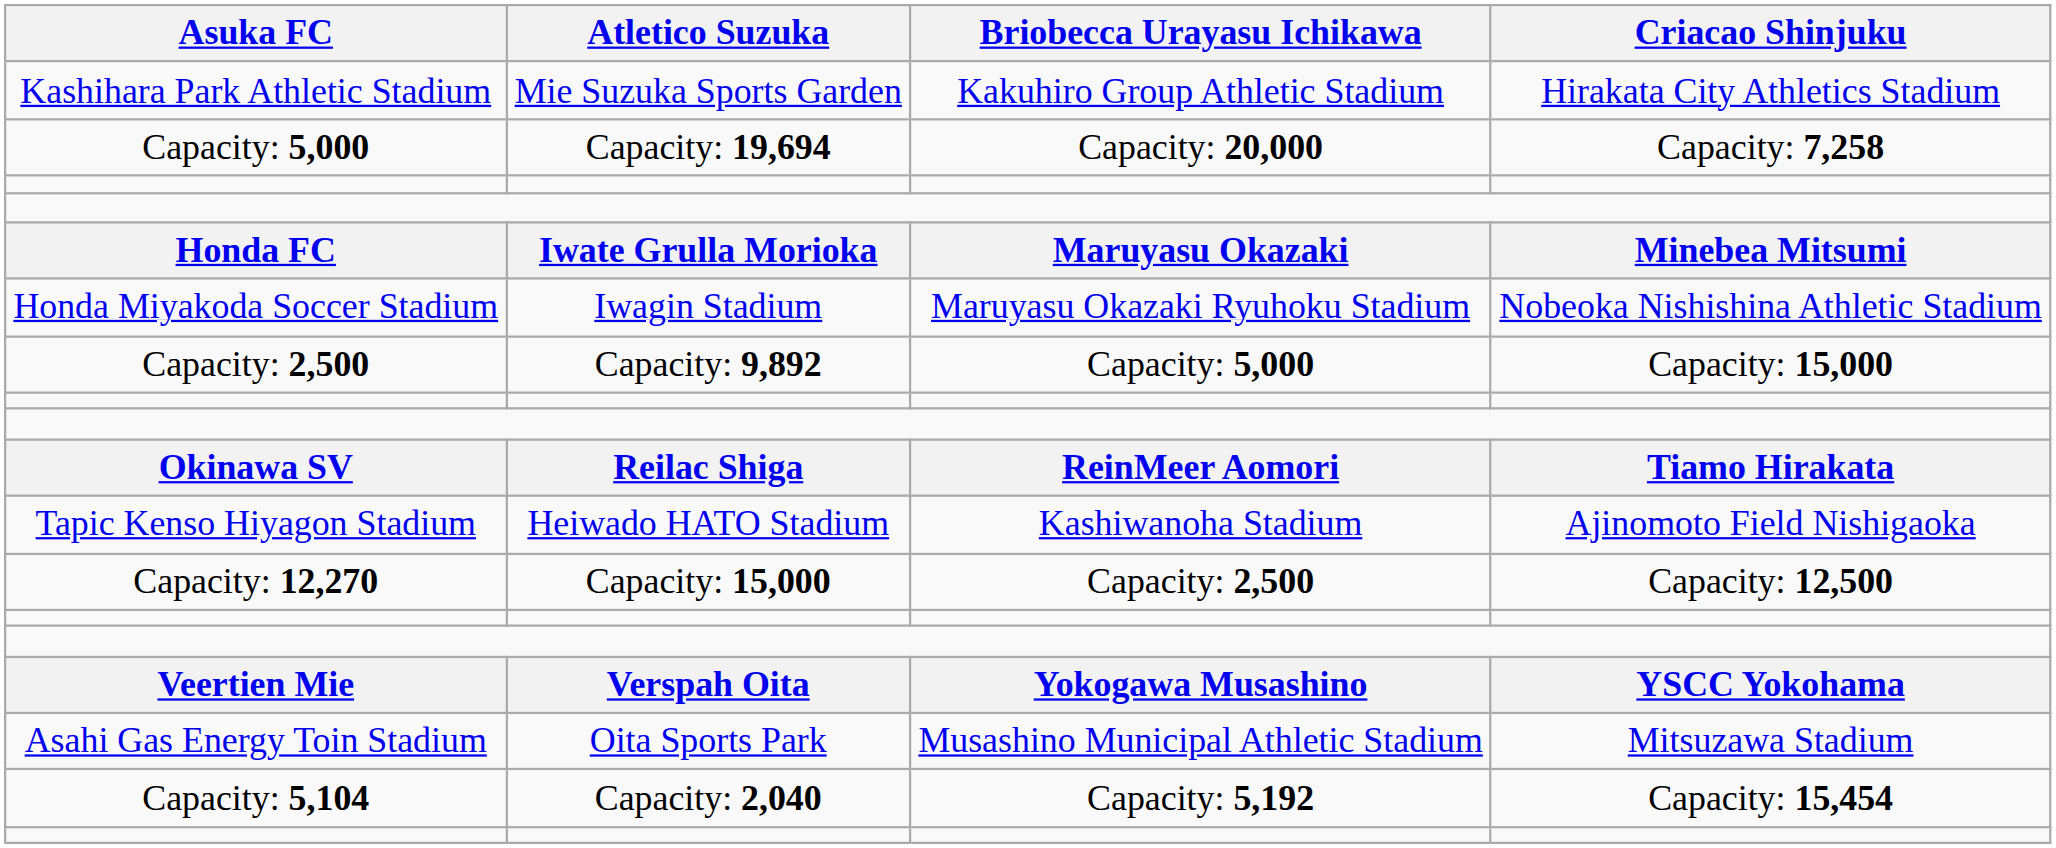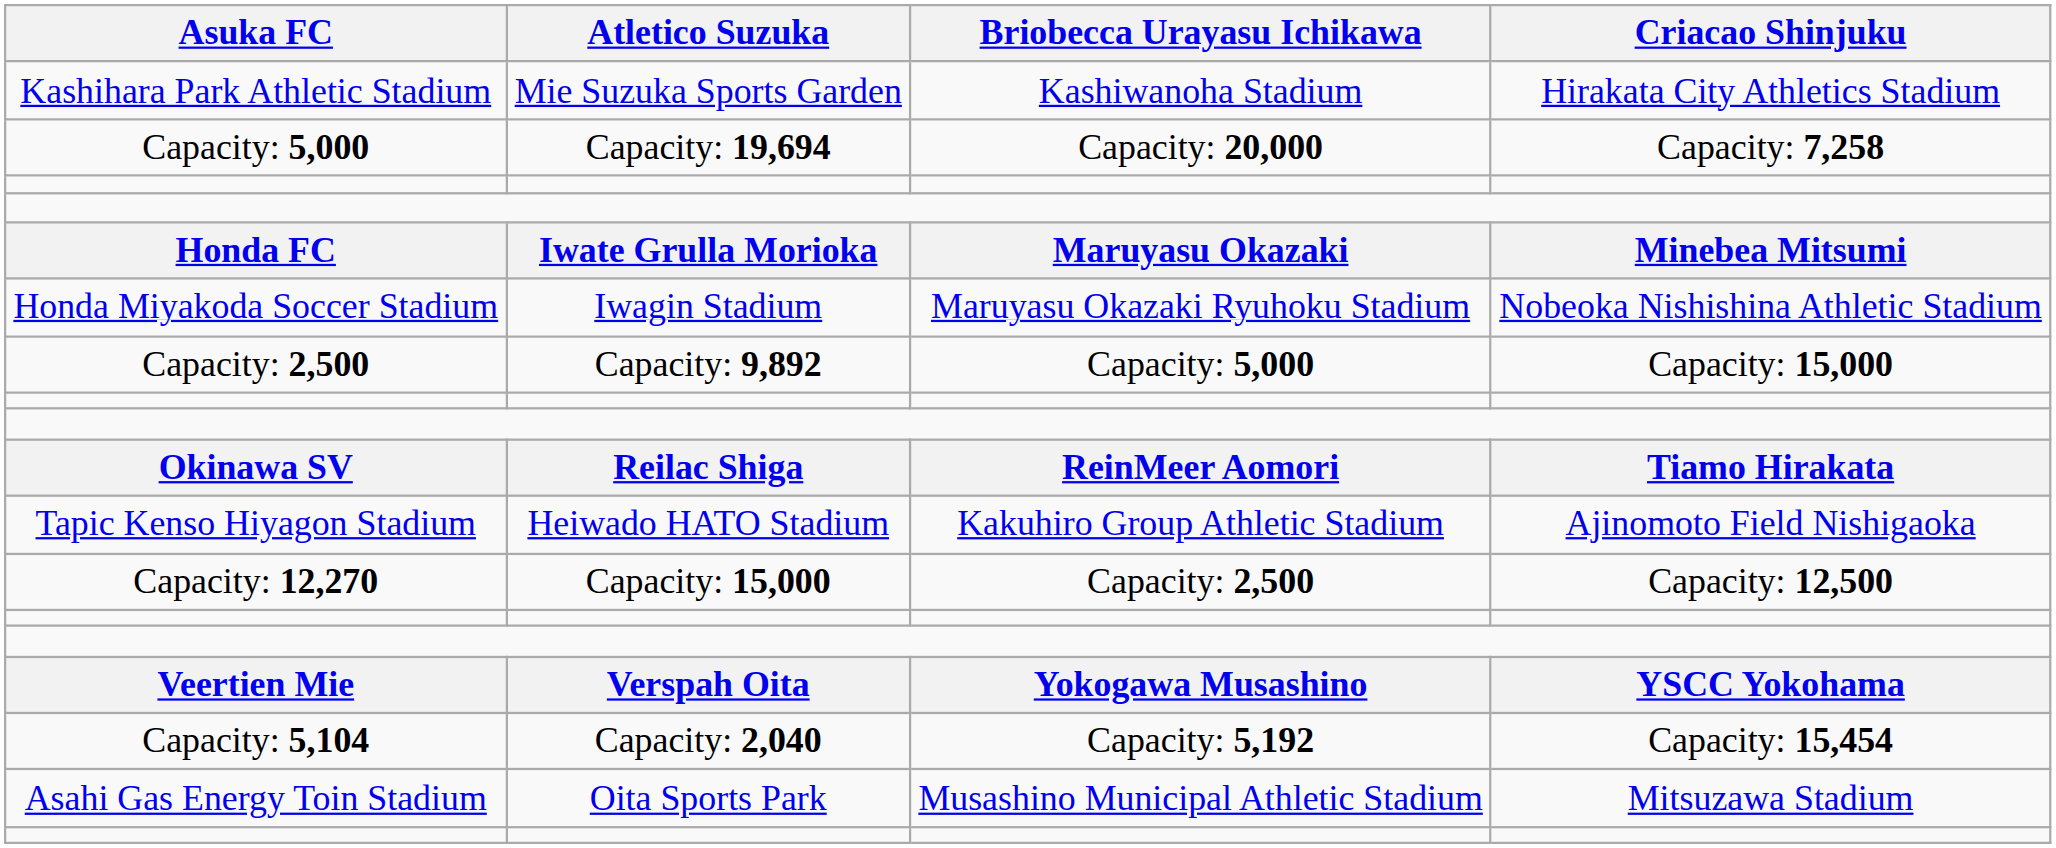(1201, 89) Kakuhiro Group Athletic Stadium -> (1201, 89) Kashiwanoha Stadium
(1201, 523) Kashiwanoha Stadium -> (1201, 523) Kakuhiro Group Athletic Stadium
rows swapped: (256, 740) <-> (256, 797)
